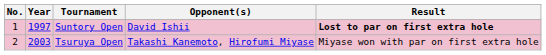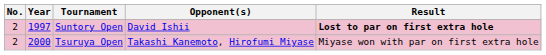(15, 27) 1 -> (15, 27) 2
(39, 43) 2003 -> (39, 43) 2000
